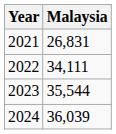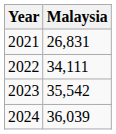(68, 91) 35,544 -> (68, 91) 35,542
